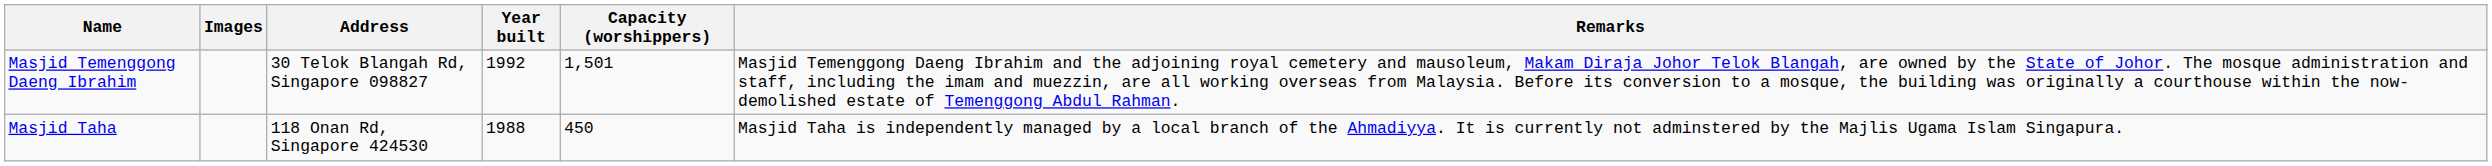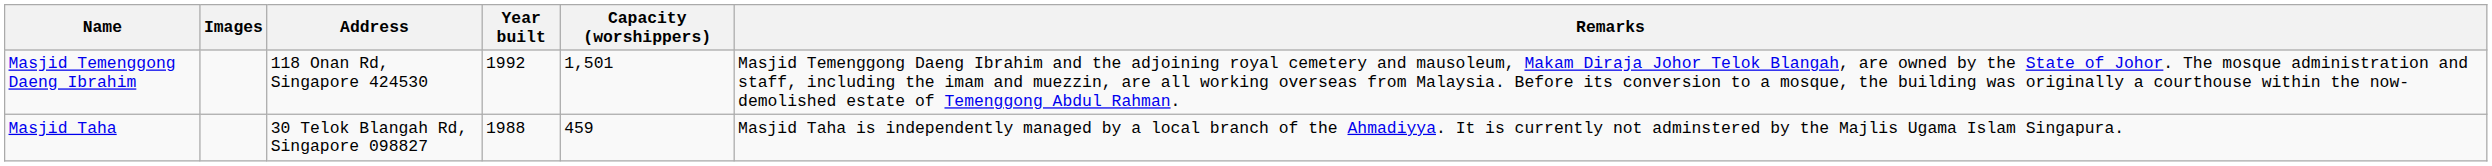(369, 73) 30 Telok Blangah Rd, Singapore 098827 -> (349, 73) 118 Onan Rd, Singapore 424530
(349, 138) 118 Onan Rd, Singapore 424530 -> (369, 138) 30 Telok Blangah Rd, Singapore 098827
(579, 128) 450 -> (579, 128) 459
